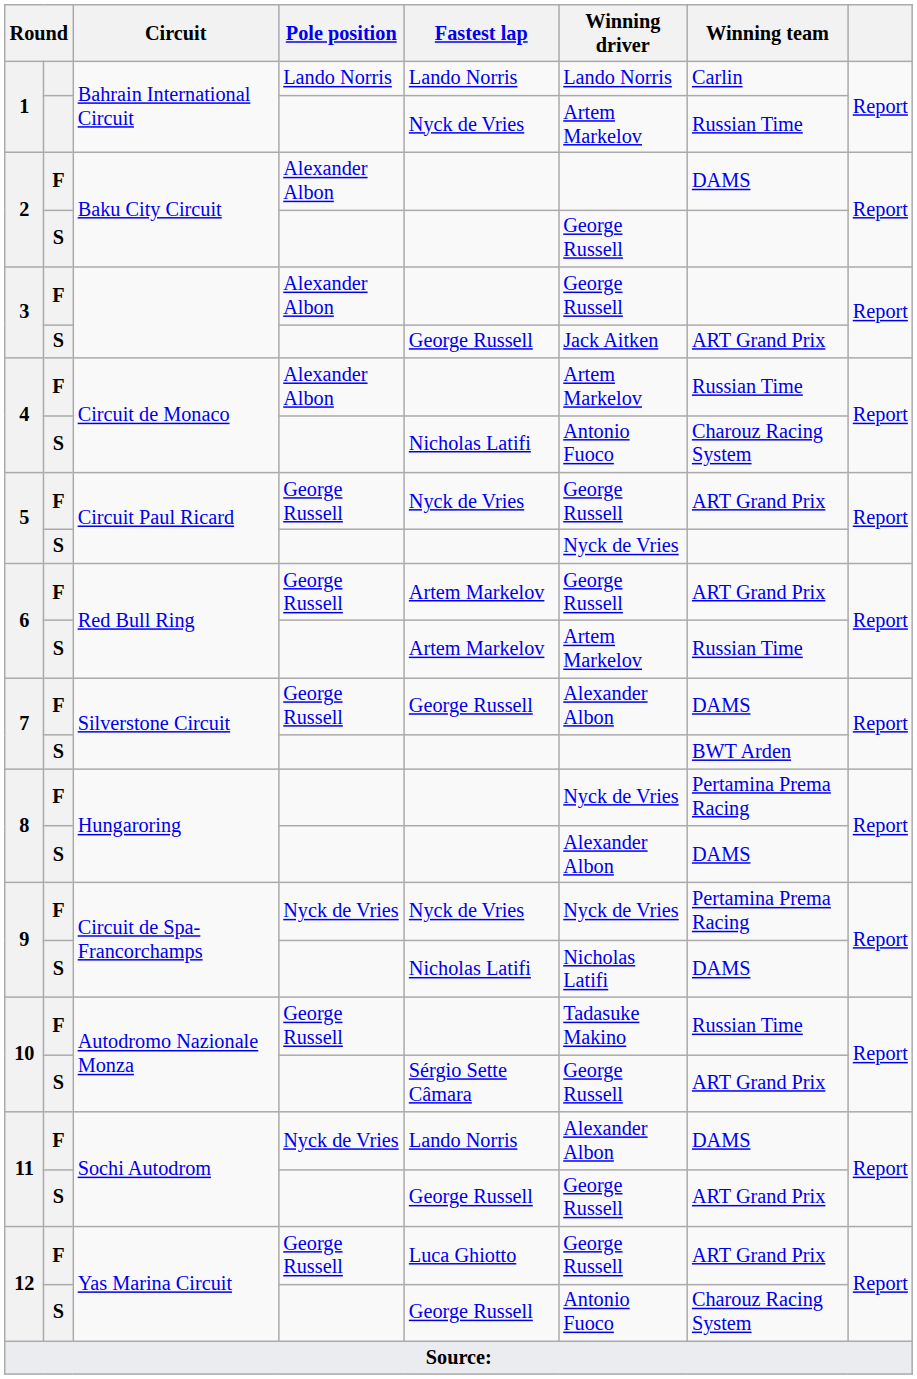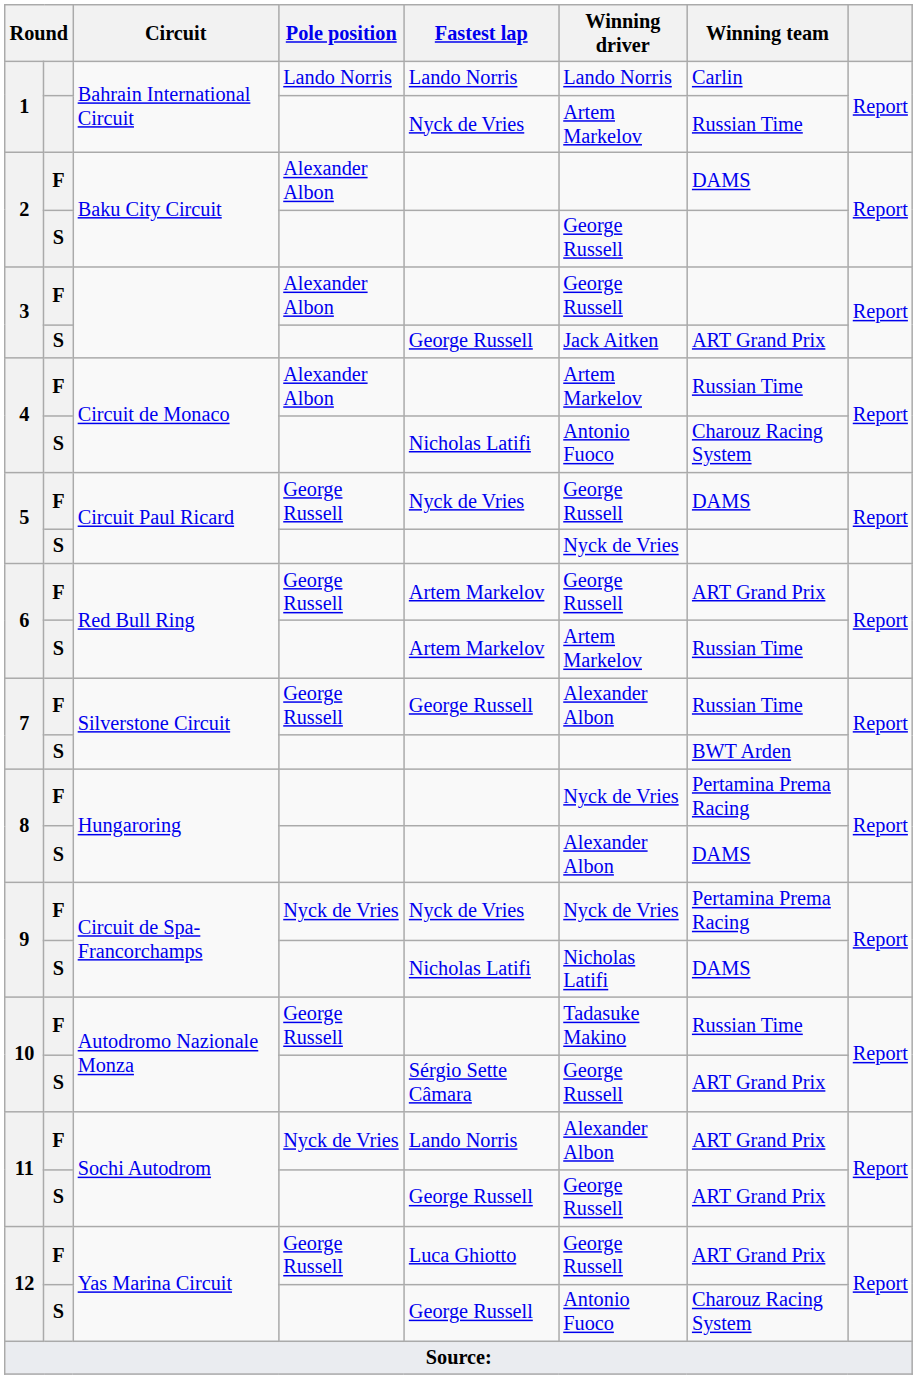(759, 500) ART Grand Prix -> (721, 500) DAMS
(721, 705) DAMS -> (747, 705) Russian Time
(721, 1140) DAMS -> (759, 1140) ART Grand Prix
